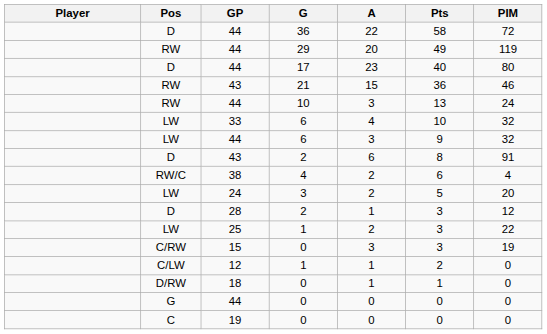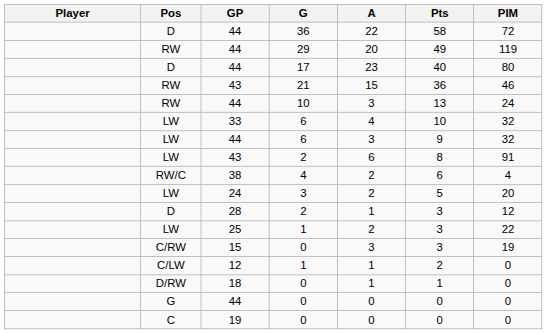(171, 157) D -> (171, 157) LW
